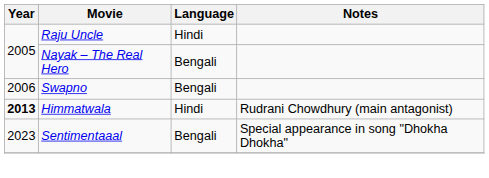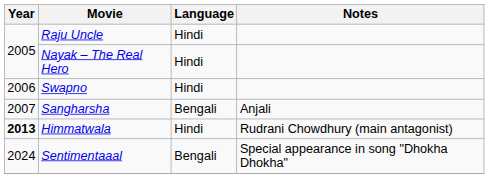(195, 61) Bengali -> (189, 61) Hindi
(195, 88) Bengali -> (189, 88) Hindi
+ row: (75, 108)
(21, 136) 2023 -> (21, 156) 2024
